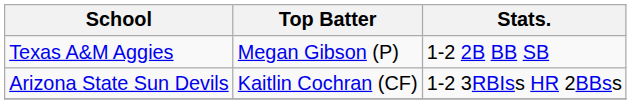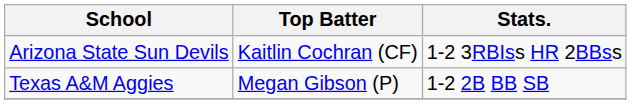rows swapped: (119, 83) <-> (91, 51)
